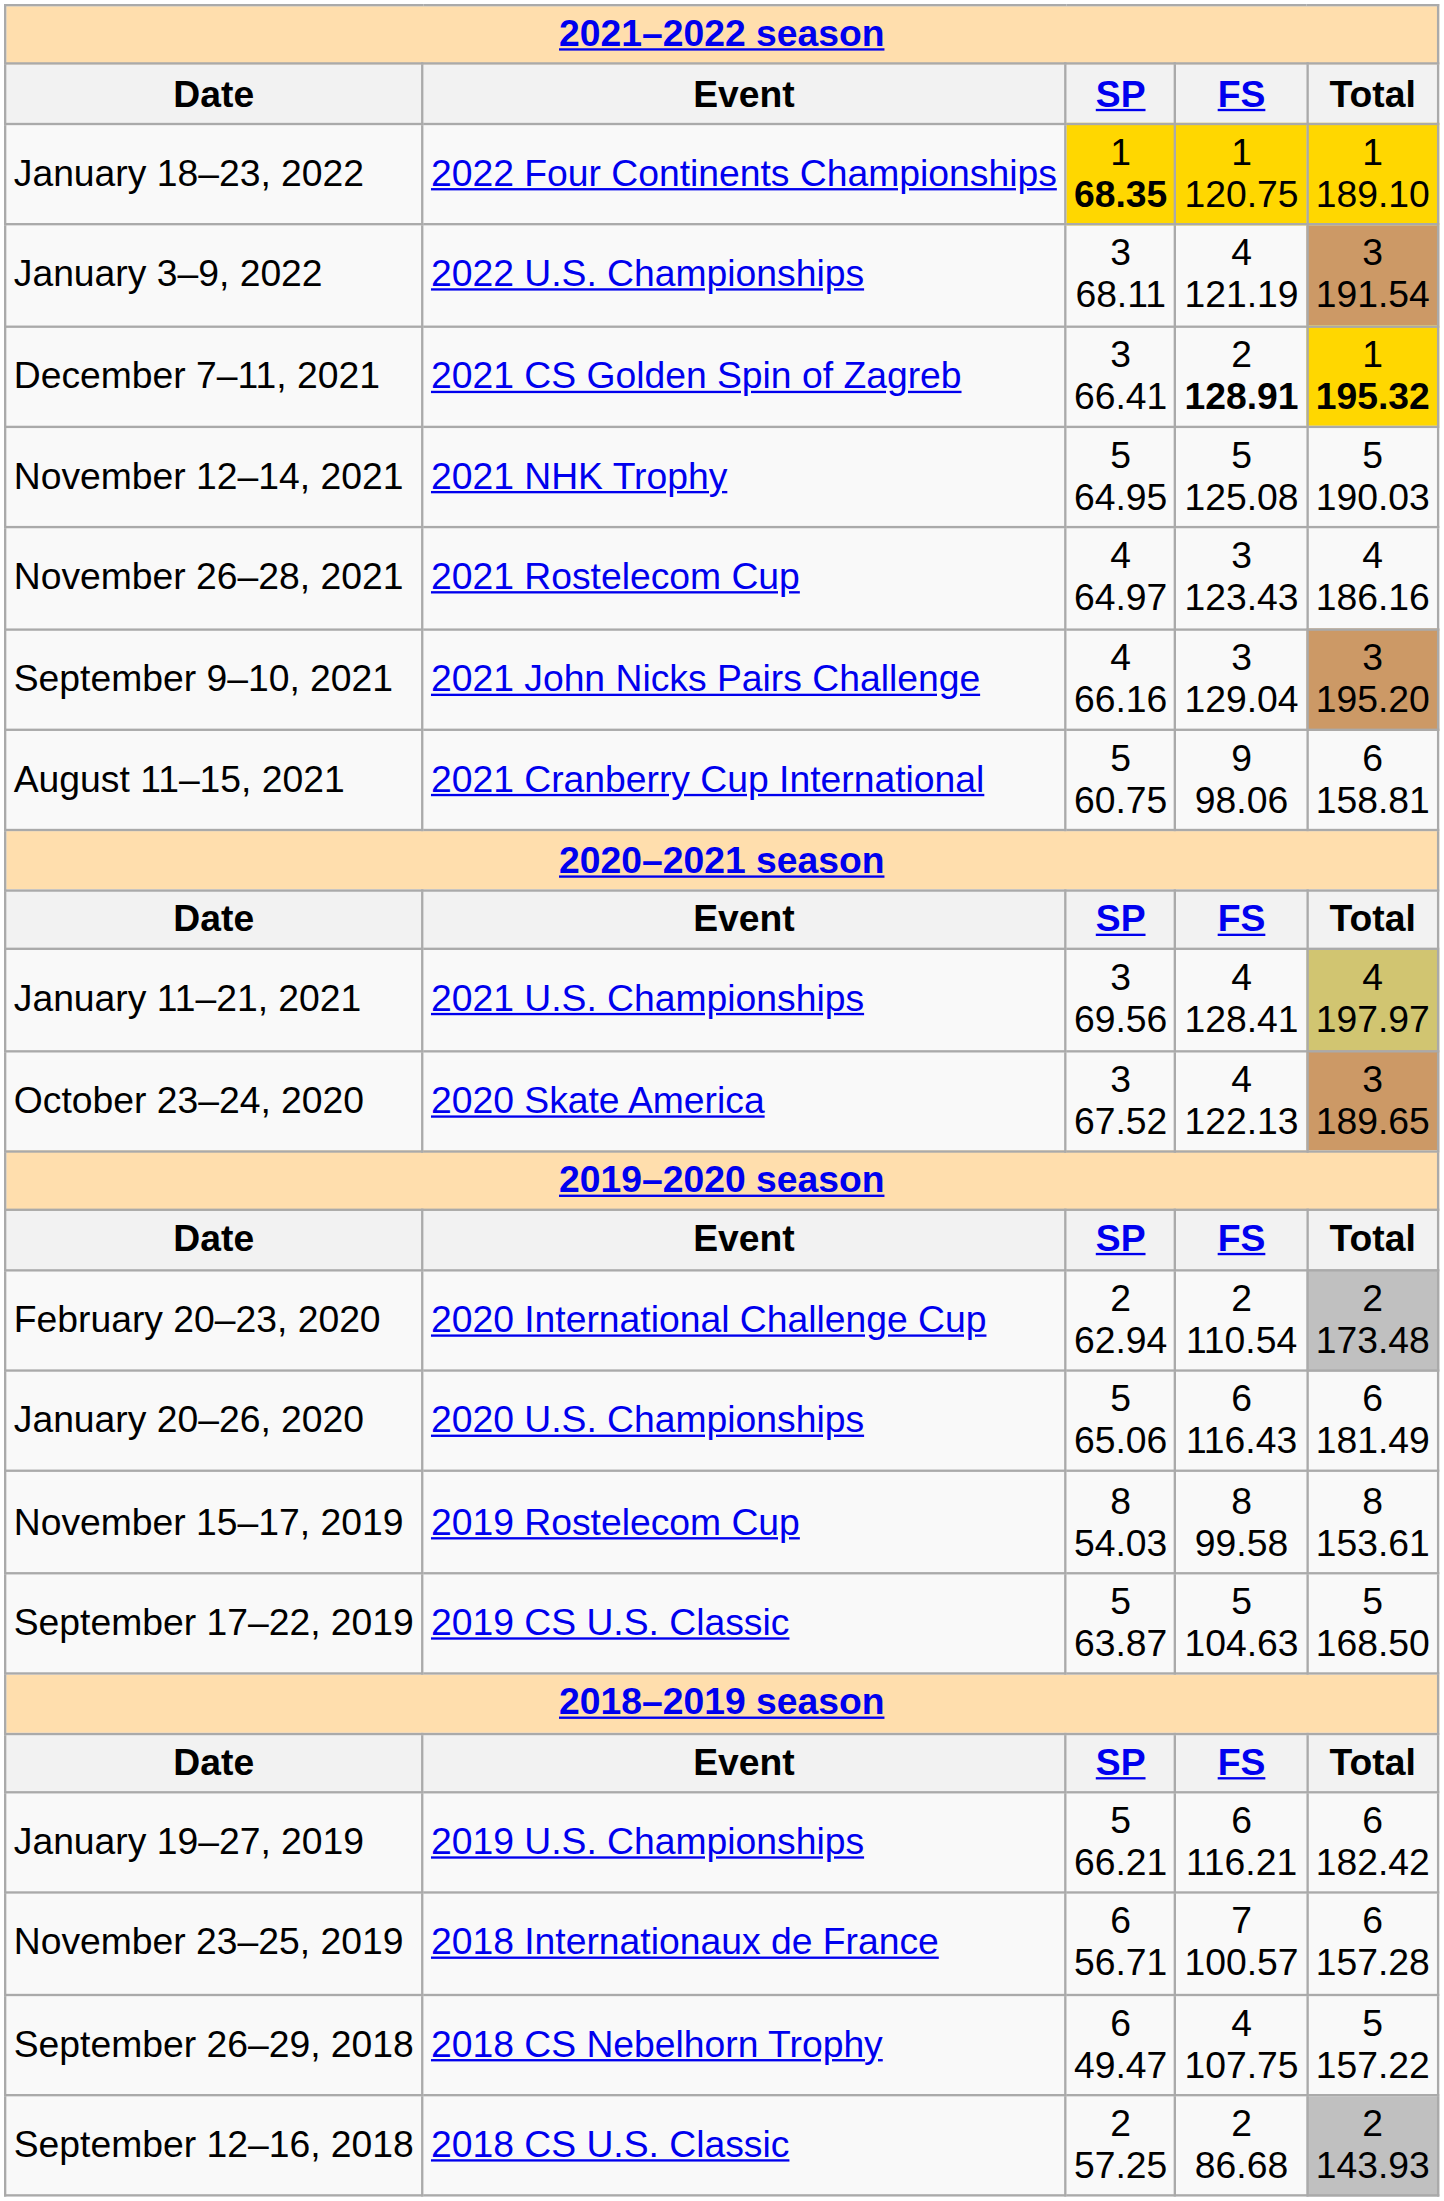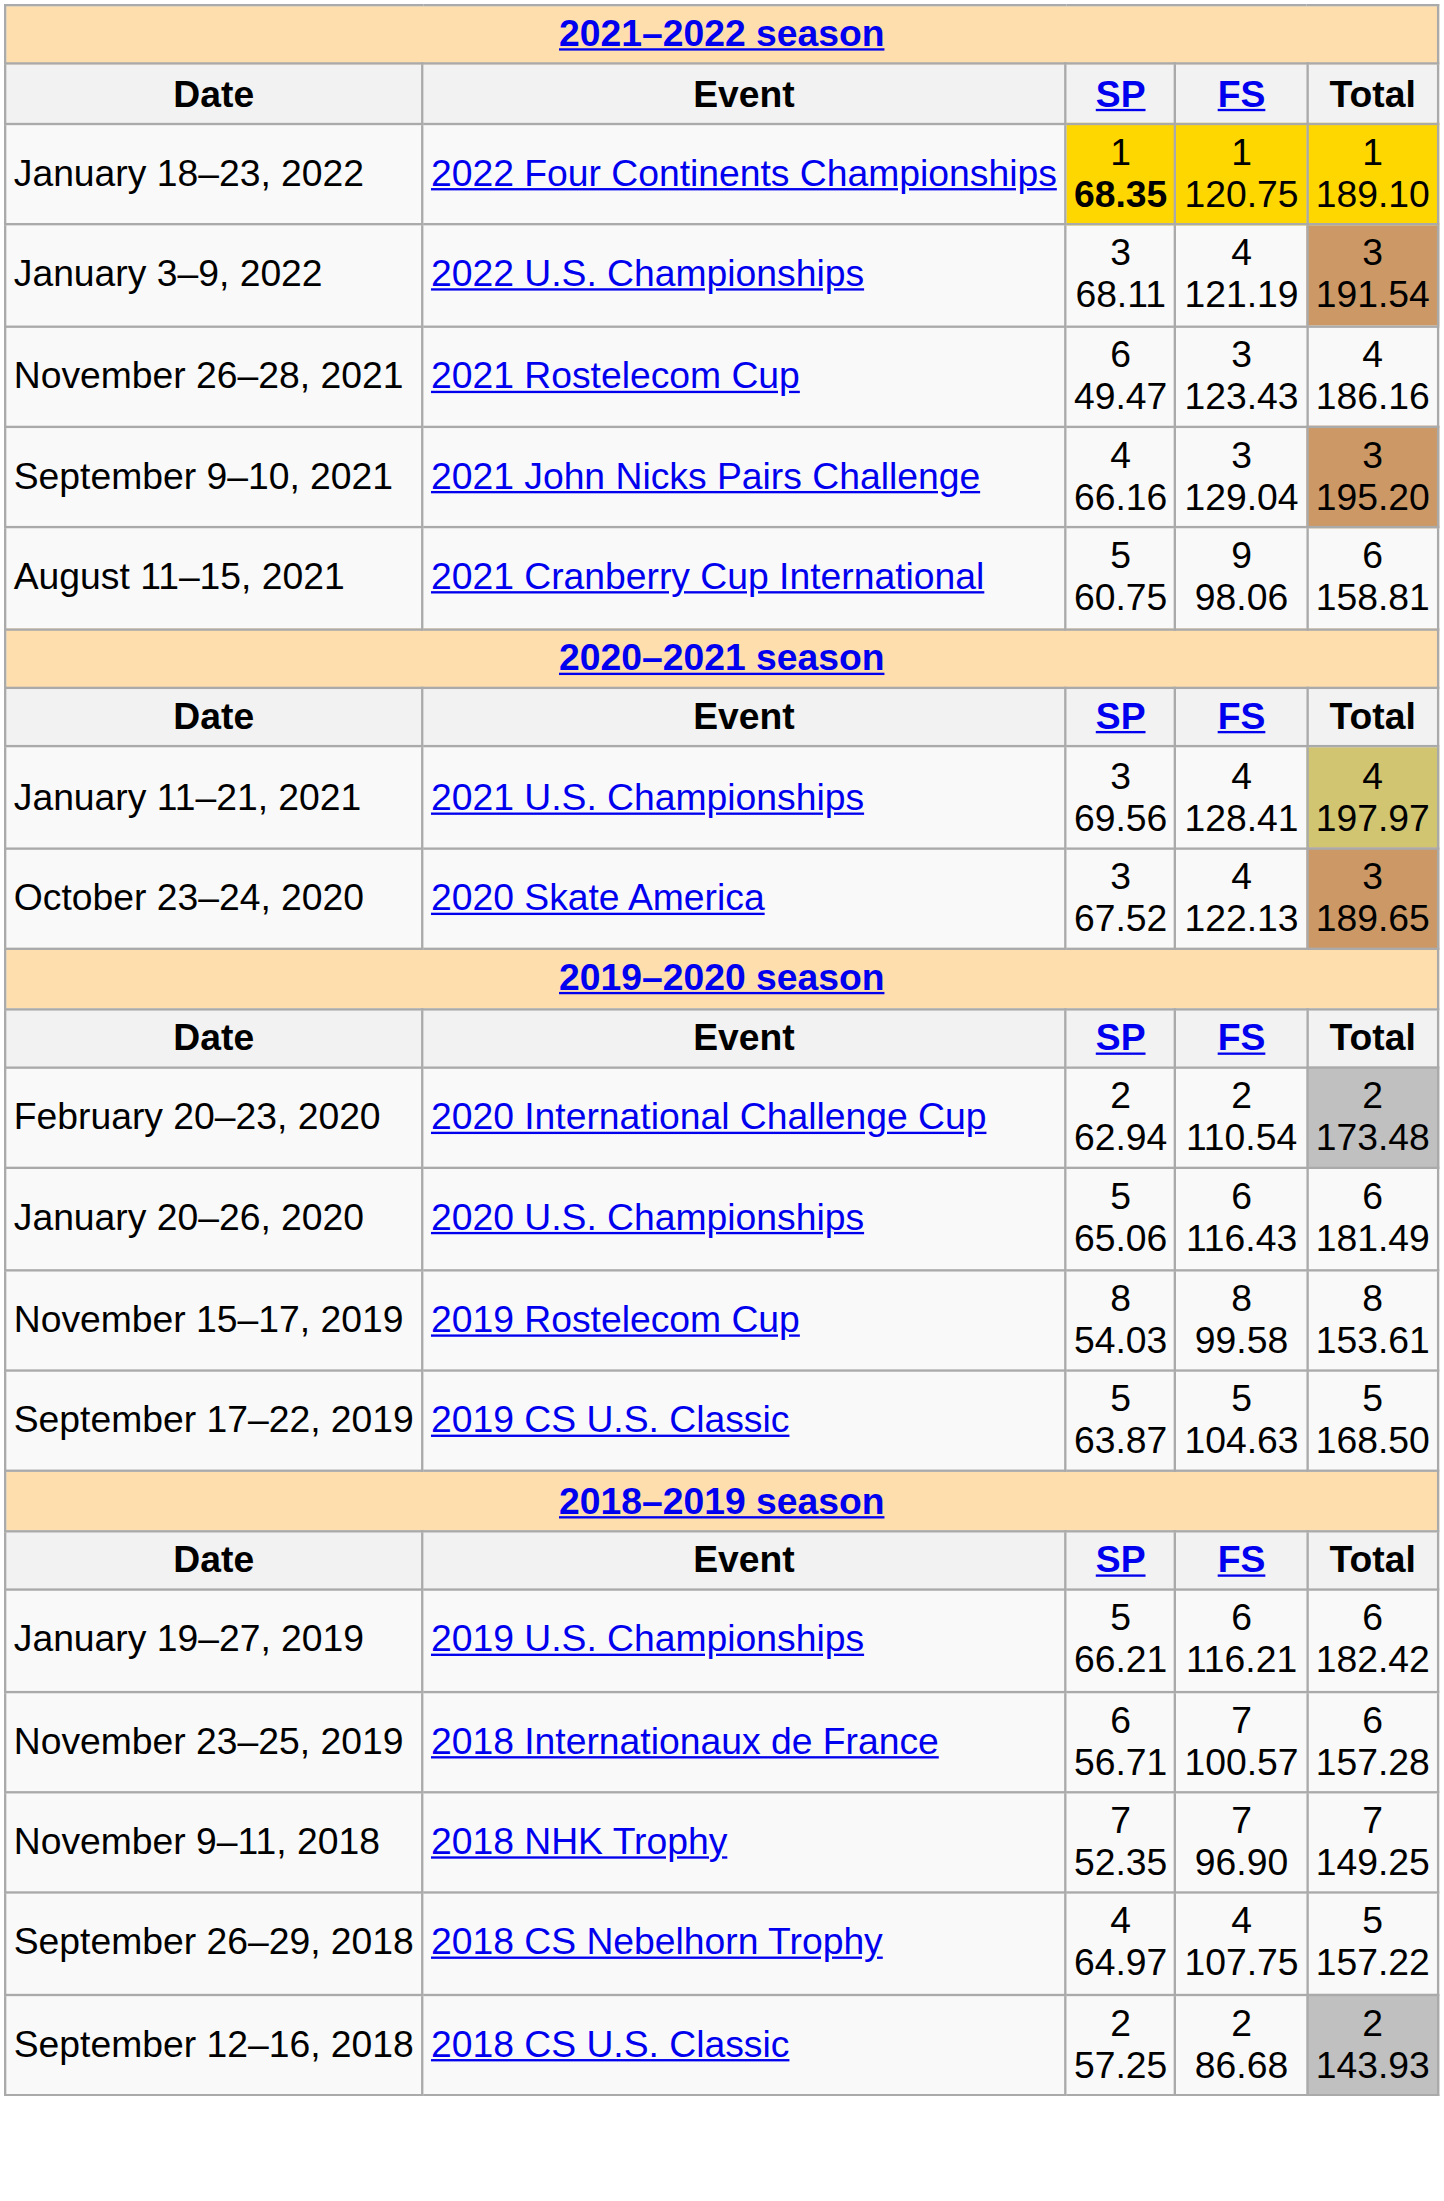- row: (197, 375)
- row: (209, 476)
(1121, 577) 4 64.97 -> (1121, 375) 6 49.47
+ row: (197, 1841)
(1121, 2043) 6 49.47 -> (1121, 1942) 4 64.97
